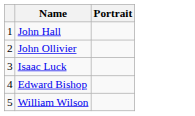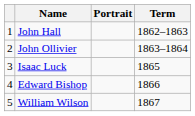+ column: (163, 13)
